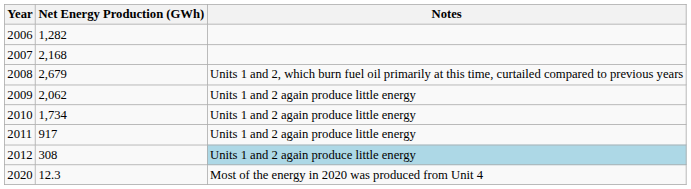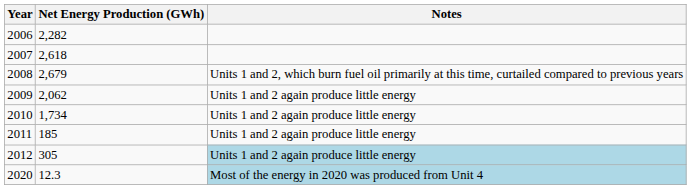(53, 34) 1,282 -> (53, 34) 2,282
(53, 54) 2,168 -> (53, 54) 2,618
(48, 134) 917 -> (48, 134) 185
(48, 154) 308 -> (48, 154) 305
(347, 174) no background -> (347, 174) lightblue background
